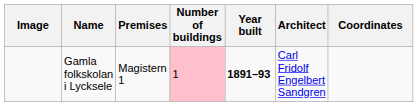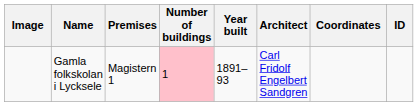+ column: (400, 25)
(249, 74) bold -> (232, 74) normal
